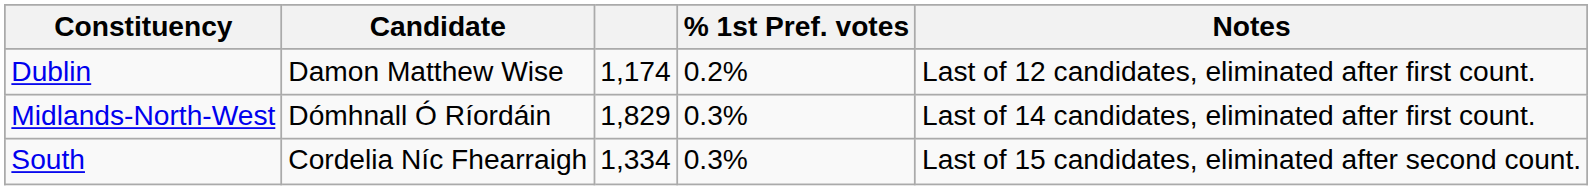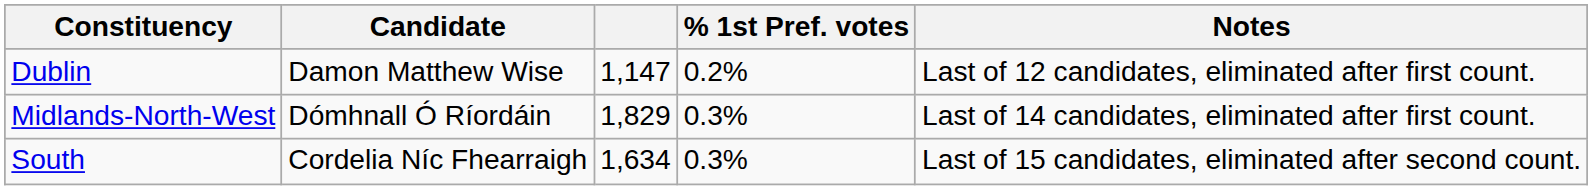(635, 71) 1,174 -> (635, 71) 1,147
(635, 160) 1,334 -> (635, 160) 1,634
